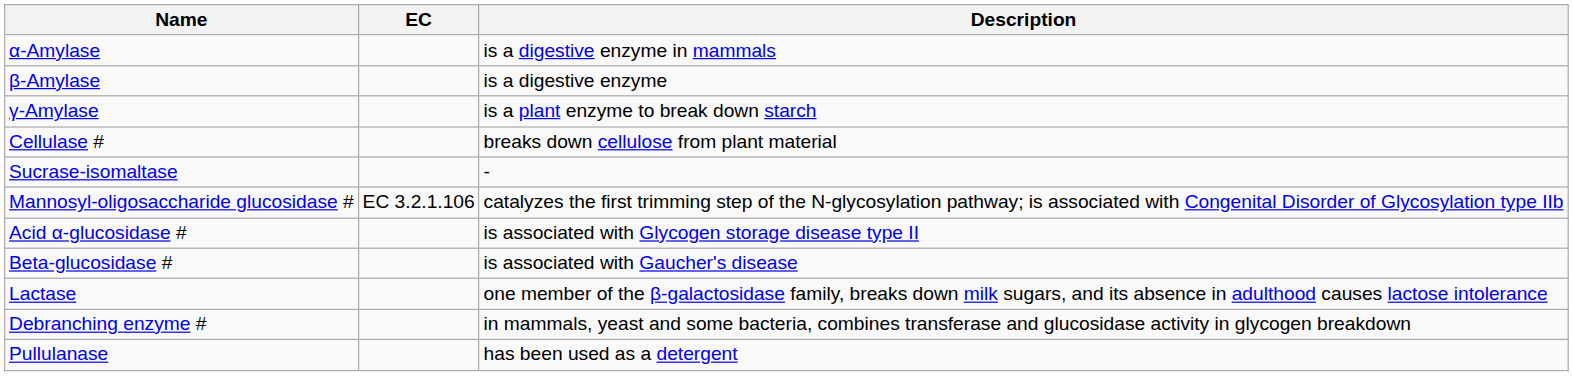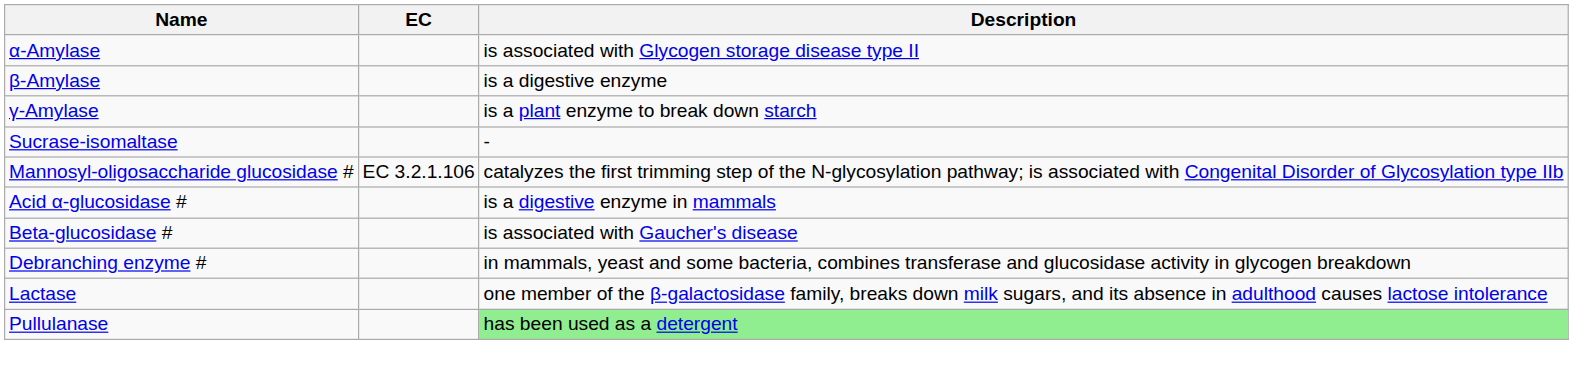(630, 50) is a digestive enzyme in mammals -> (701, 50) is associated with Glycogen storage disease type II
- row: (57, 141)
(701, 232) is associated with Glycogen storage disease type II -> (630, 202) is a digestive enzyme in mammals
rows swapped: (43, 293) <-> (108, 324)
(611, 354) no background -> (611, 324) lightgreen background
